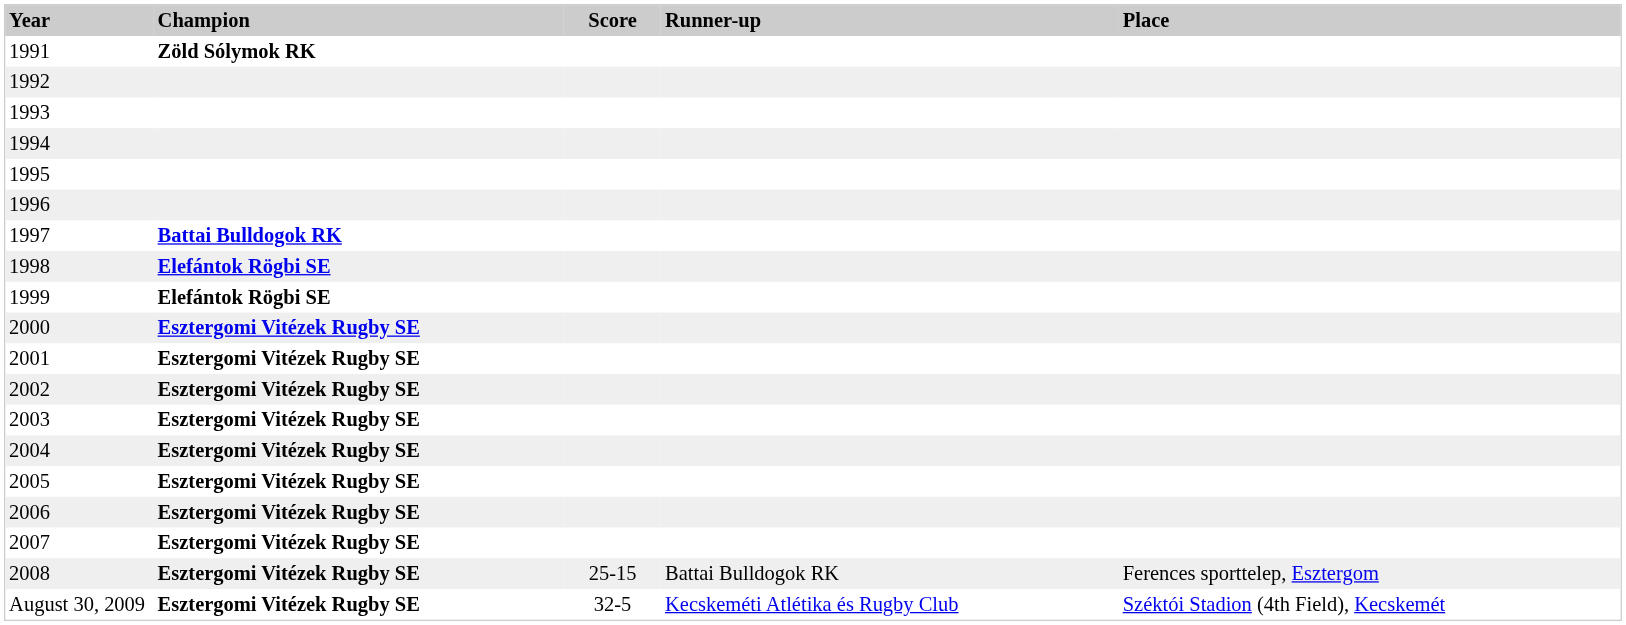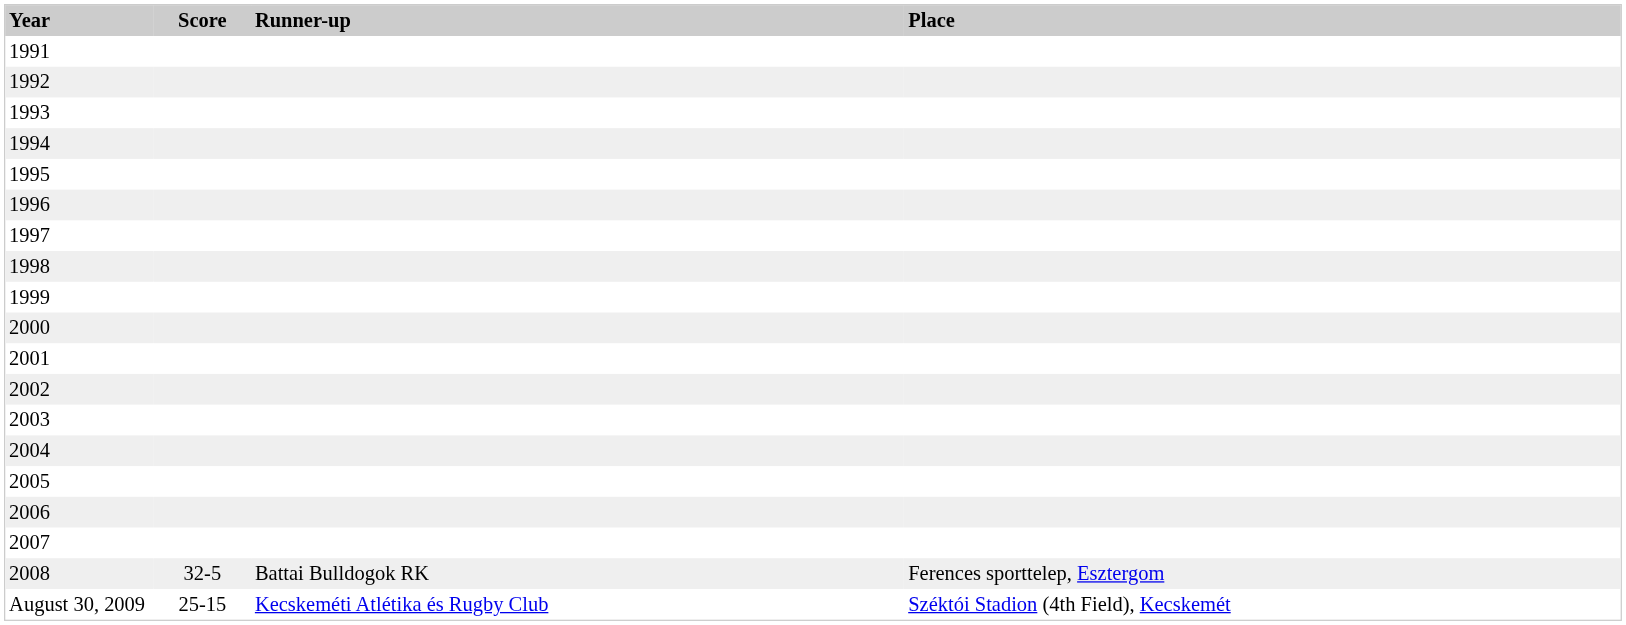- column: (204, 20)
(613, 573) 25-15 -> (202, 573) 32-5
(613, 604) 32-5 -> (202, 604) 25-15
